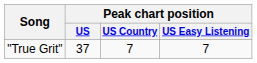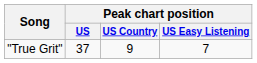(130, 49) 7 -> (130, 49) 9
